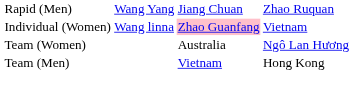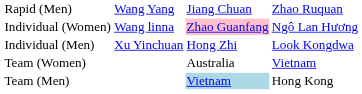(285, 26) Vietnam -> (315, 26) Ngô Lan Hương
+ row: (49, 45)
(306, 45) Ngô Lan Hương -> (294, 63) Vietnam
(200, 63) no background -> (209, 81) lightblue background
